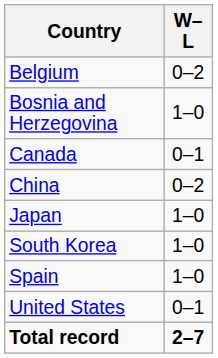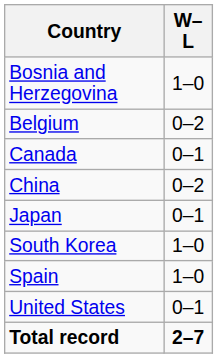rows swapped: (44, 72) <-> (63, 113)
(188, 216) 1–0 -> (188, 216) 0–1
